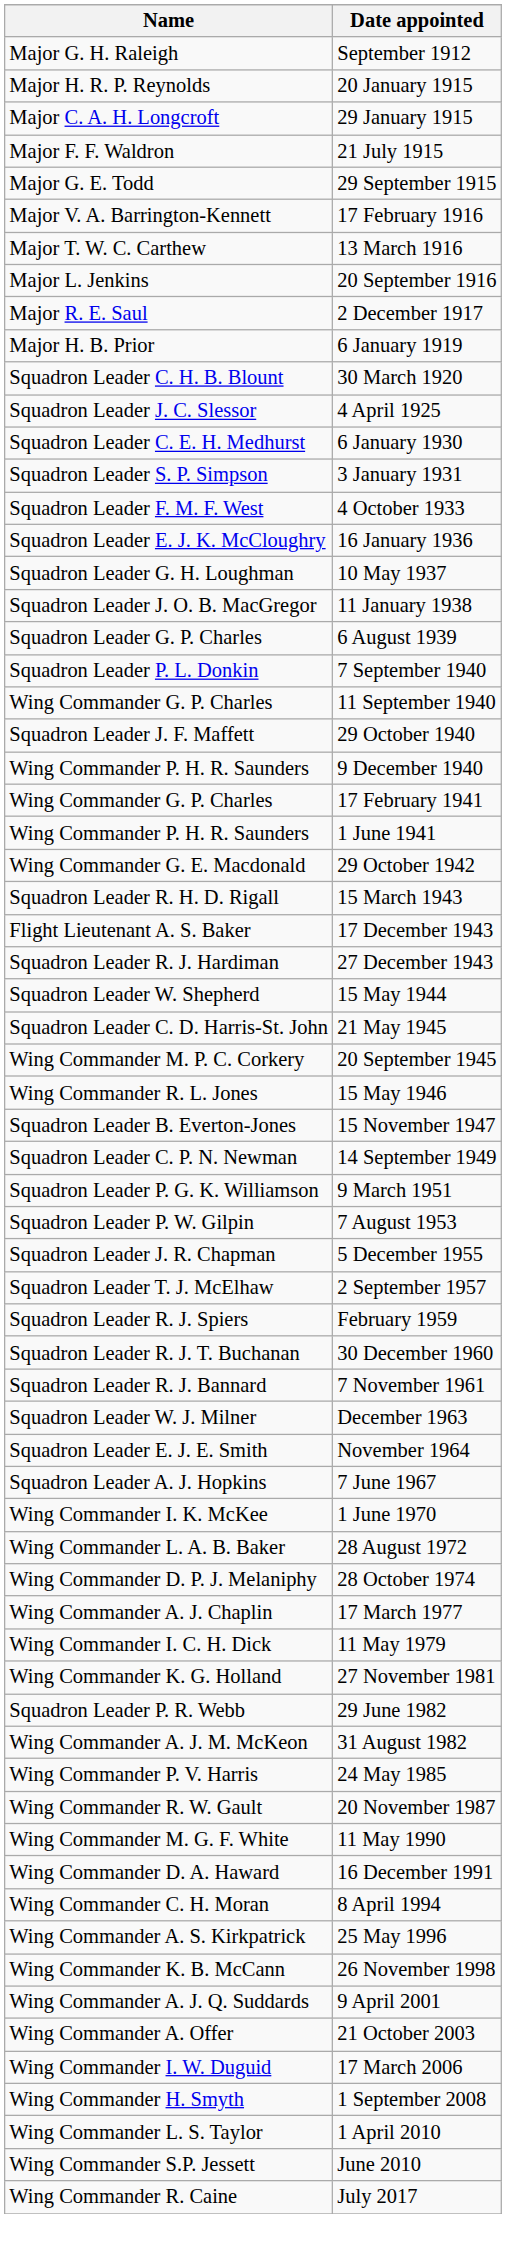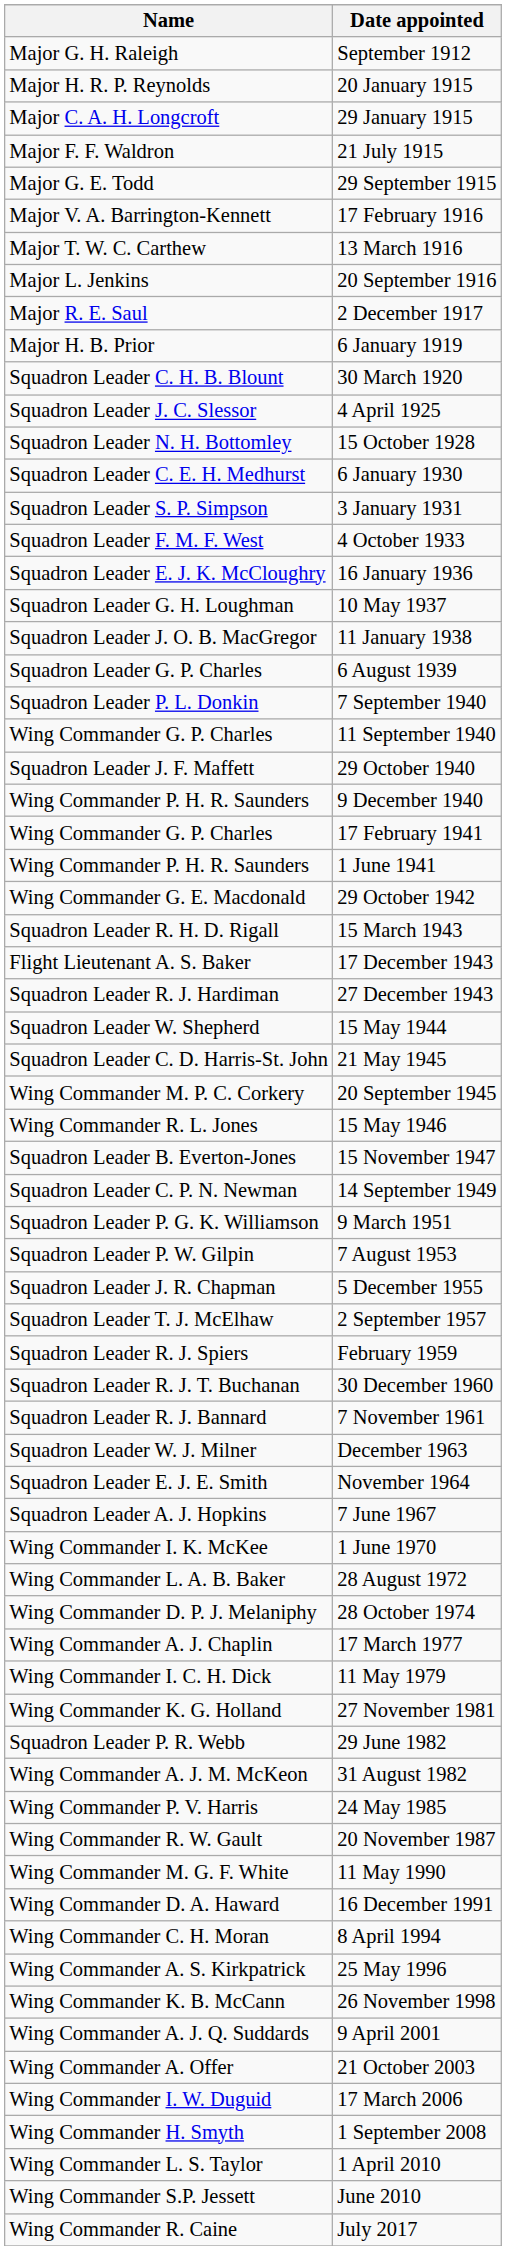+ row: (406, 442)
